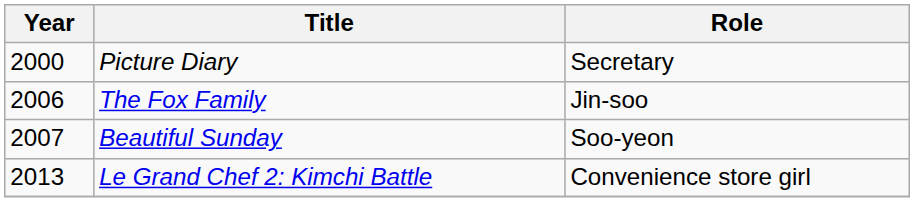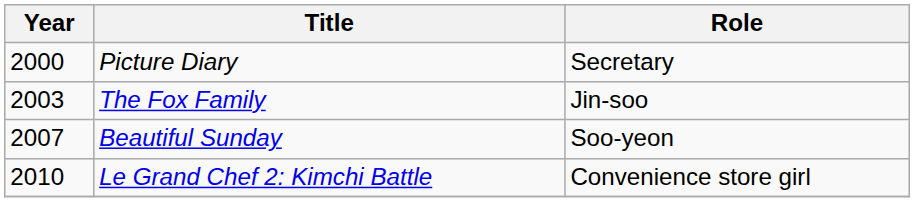(37, 100) 2006 -> (37, 100) 2003
(37, 176) 2013 -> (37, 176) 2010
